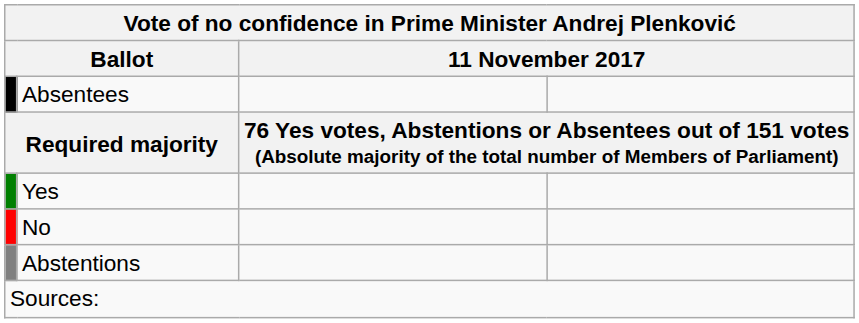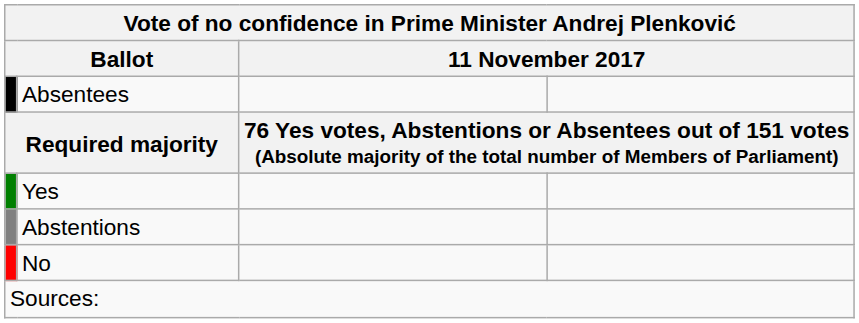rows swapped: (36, 227) <-> (81, 263)
